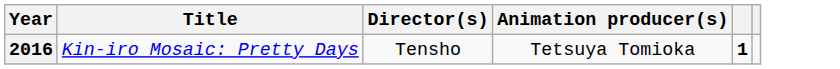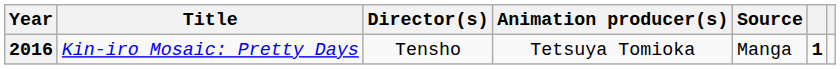+ column: (770, 20)
